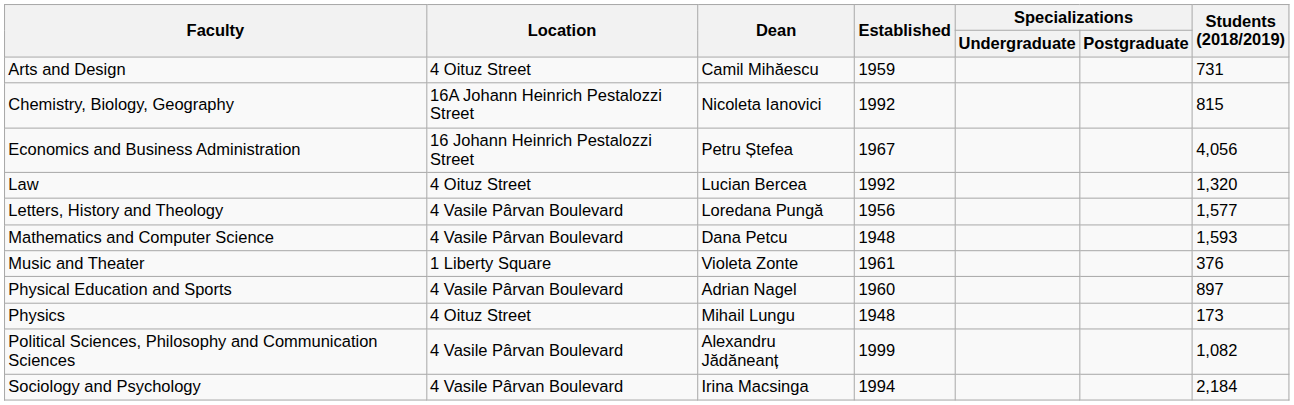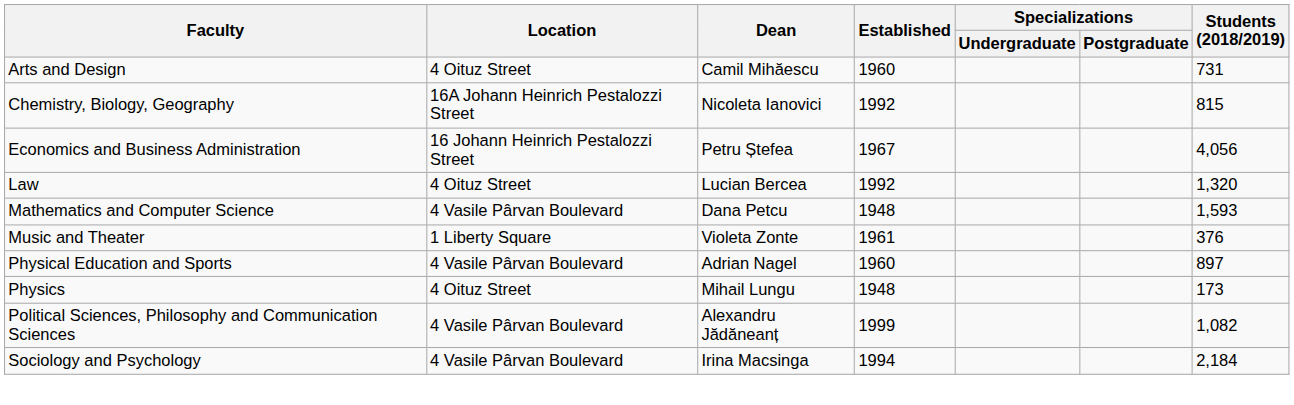(877, 69) 1959 -> (877, 69) 1960
- row: (116, 211)
